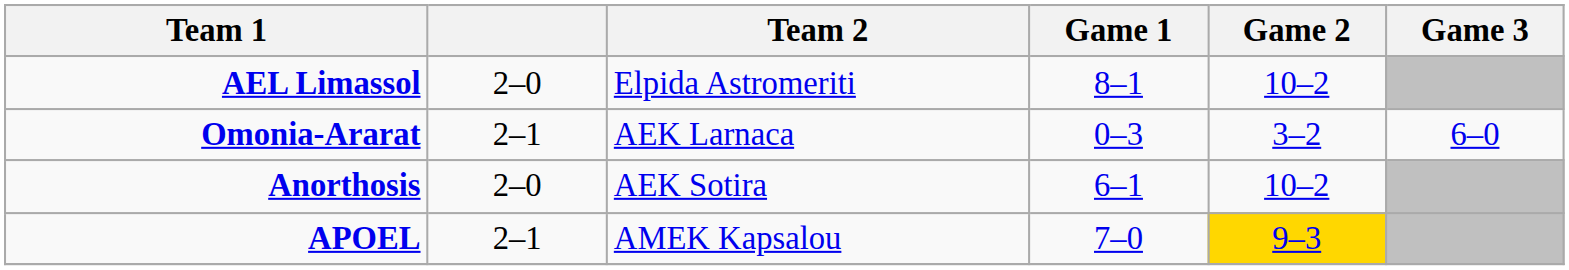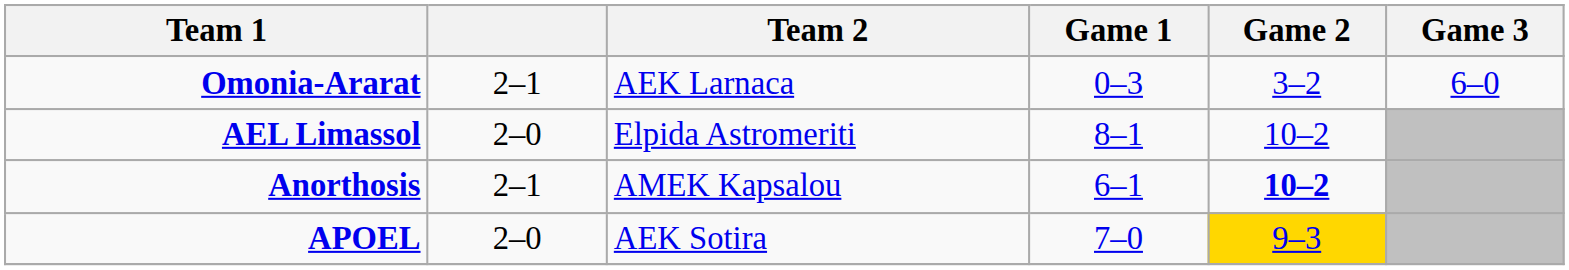rows swapped: (321, 82) <-> (311, 133)
(517, 185) 2–0 -> (517, 185) 2–1
(690, 185) AEK Sotira -> (728, 185) AMEK Kapsalou
(1297, 185) normal -> (1297, 185) bold
(517, 237) 2–1 -> (517, 237) 2–0
(728, 237) AMEK Kapsalou -> (690, 237) AEK Sotira
